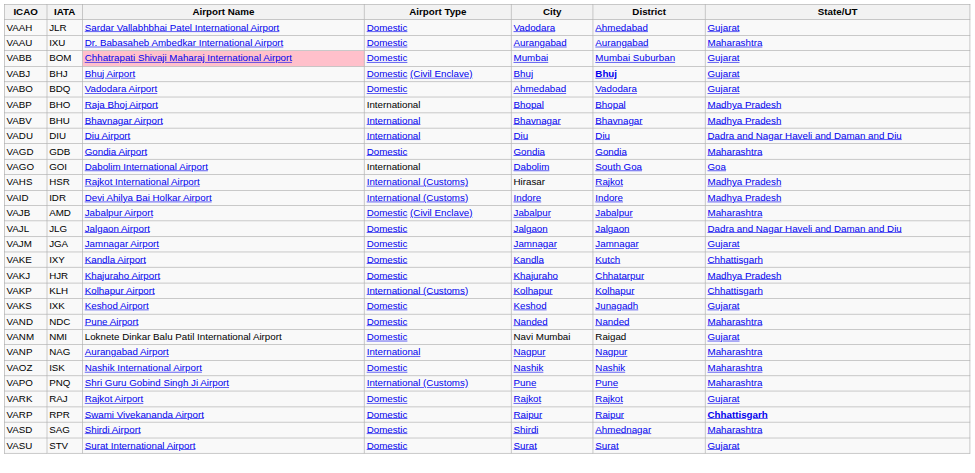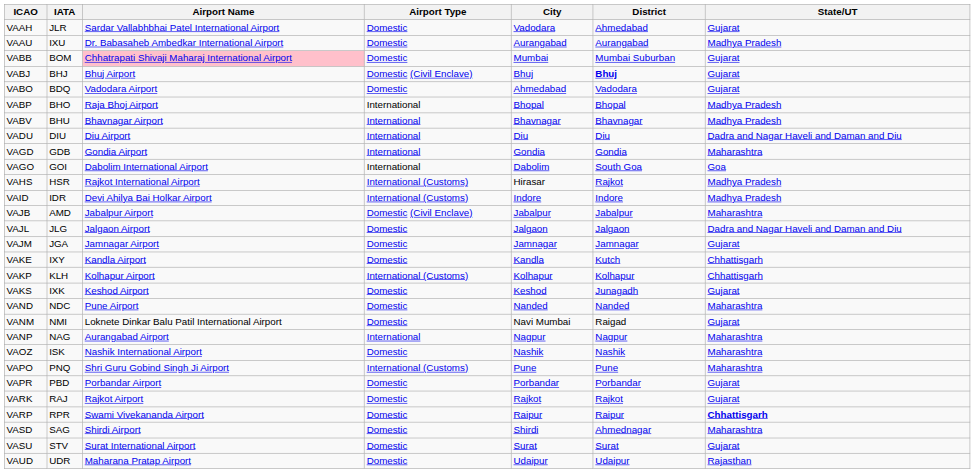(735, 43) Maharashtra -> (744, 43) Madhya Pradesh
(387, 151) Domestic -> (394, 151) International
- row: (18, 275)
+ row: (19, 383)
+ row: (20, 461)
